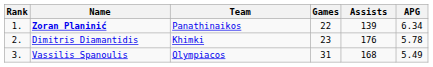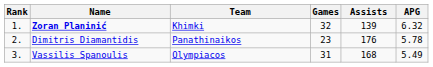(207, 26) Panathinaikos -> (188, 26) Khimki
(326, 26) 22 -> (326, 26) 32
(412, 26) 6.34 -> (412, 26) 6.32
(188, 40) Khimki -> (207, 40) Panathinaikos
